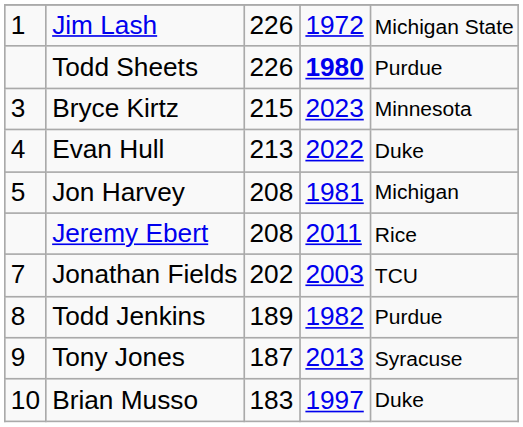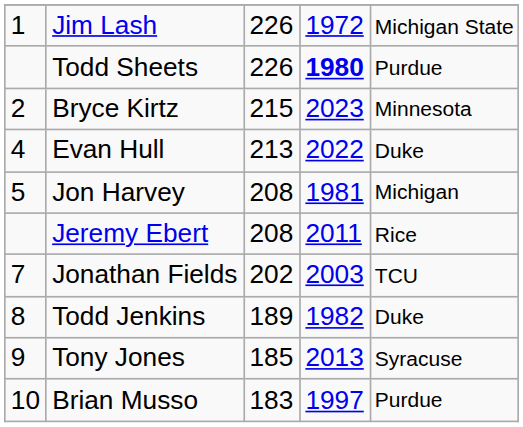(18, 108) 3 -> (18, 108) 2
(409, 317) Purdue -> (399, 317) Duke
(271, 358) 187 -> (271, 358) 185
(399, 400) Duke -> (409, 400) Purdue
